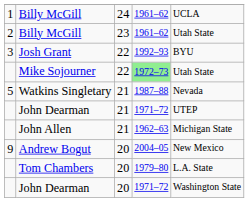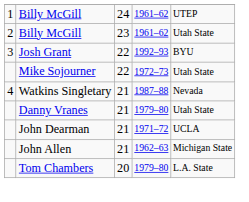(186, 14) UCLA -> (185, 14) UTEP
(151, 71) lightgreen background -> (151, 71) no background
(10, 91) 5 -> (10, 91) 4
+ row: (53, 110)
(185, 110) UTEP -> (186, 129) UCLA
- row: (55, 149)
- row: (54, 187)
